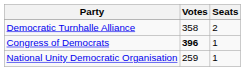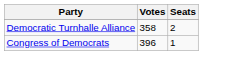(190, 43) bold -> (148, 43) normal
- row: (92, 58)
